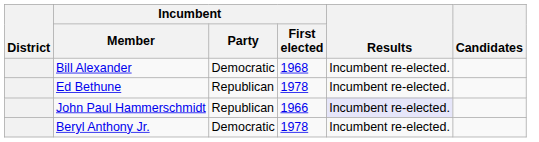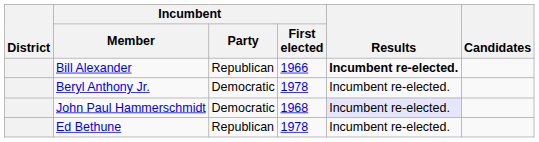(243, 68) Democratic -> (243, 68) Republican
(294, 68) 1968 -> (294, 68) 1966
(390, 68) normal -> (394, 68) bold
rows swapped: (89, 87) <-> (103, 127)
(243, 107) Republican -> (243, 107) Democratic
(294, 107) 1966 -> (294, 107) 1968
